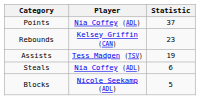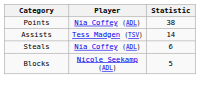(171, 22) 37 -> (171, 22) 38
- row: (37, 39)
(171, 55) 19 -> (171, 34) 14
